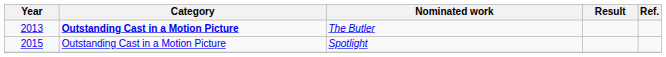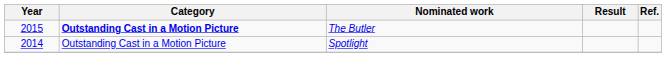(32, 28) 2013 -> (32, 28) 2015
(32, 44) 2015 -> (32, 44) 2014
